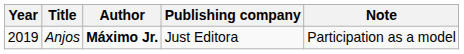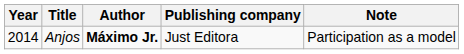(23, 37) 2019 -> (23, 37) 2014
